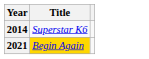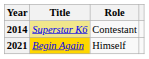+ column: (115, 12)
(60, 29) no background -> (60, 29) khaki background
